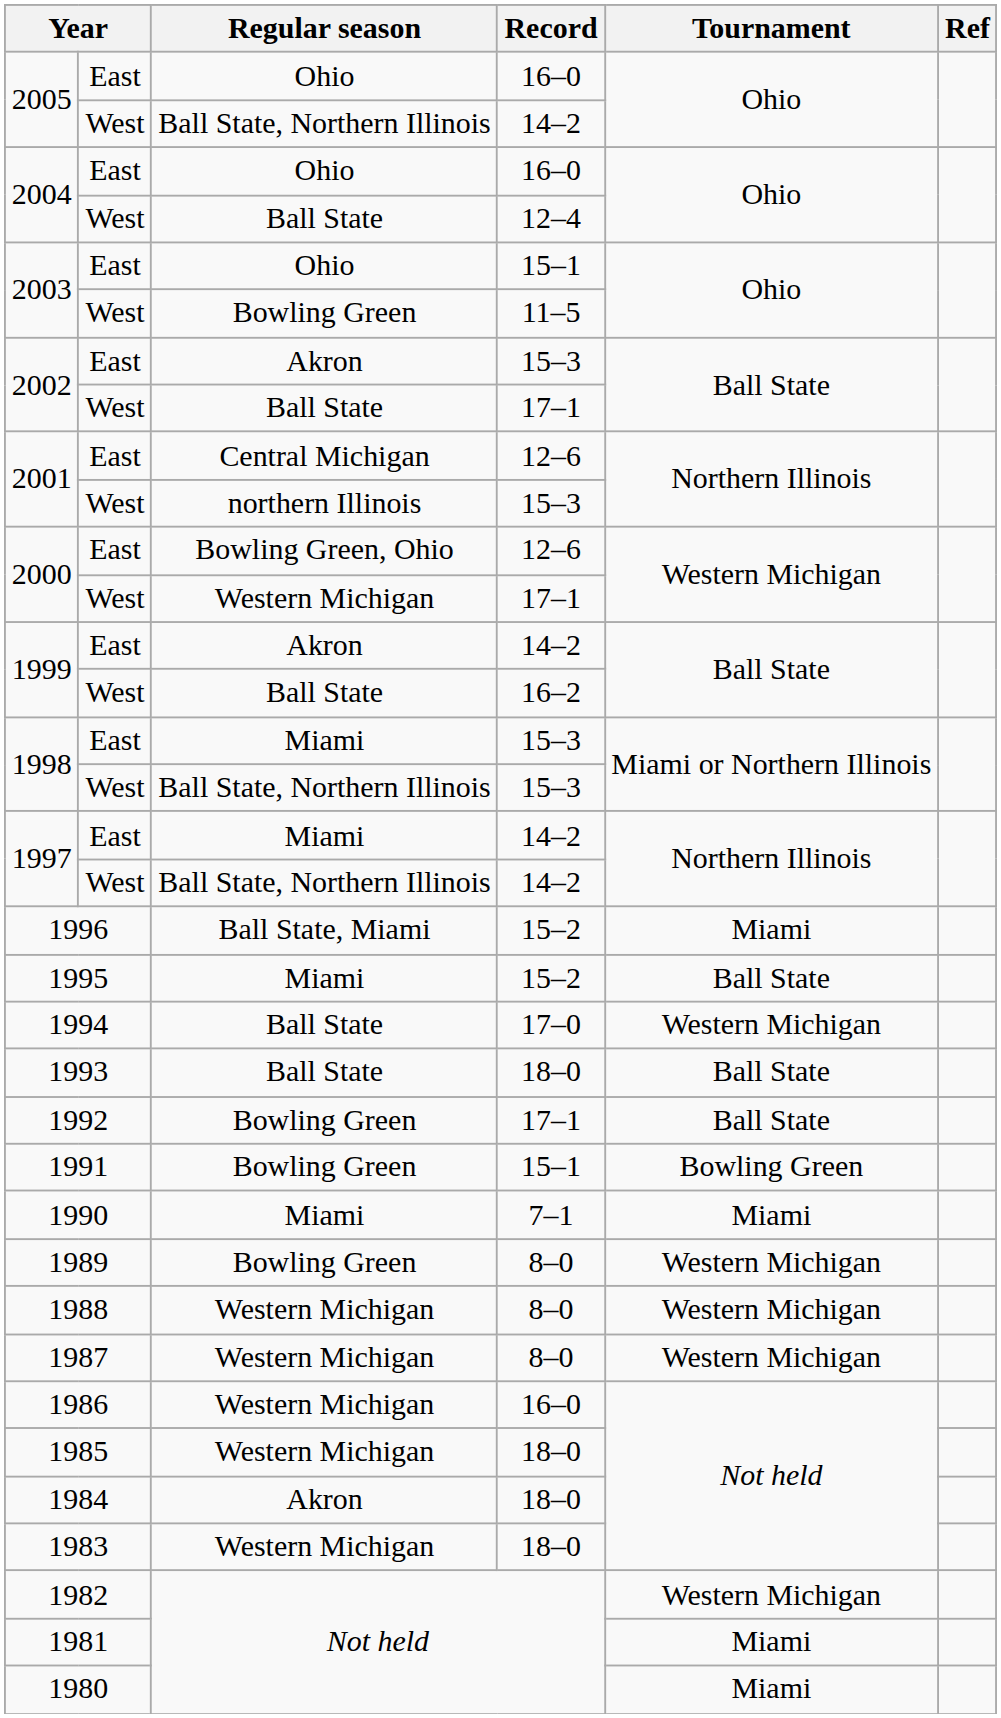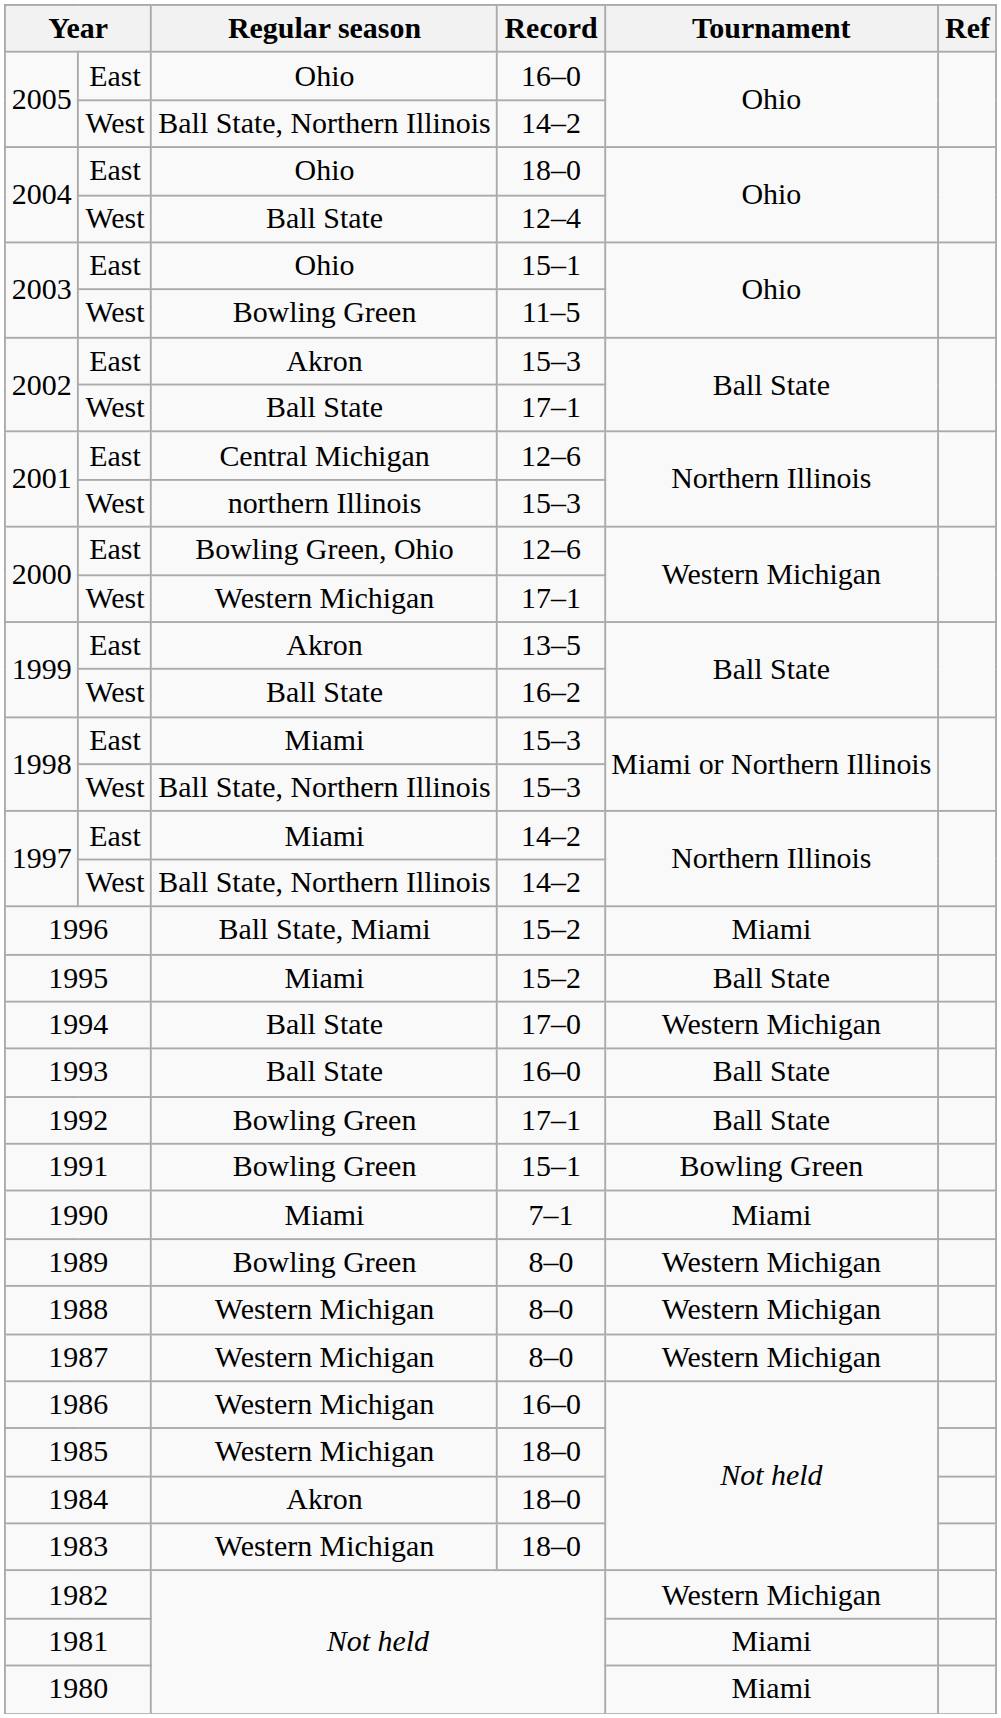(551, 170) 16–0 -> (551, 170) 18–0
(551, 645) 14–2 -> (551, 645) 13–5
(551, 1072) 18–0 -> (551, 1072) 16–0
